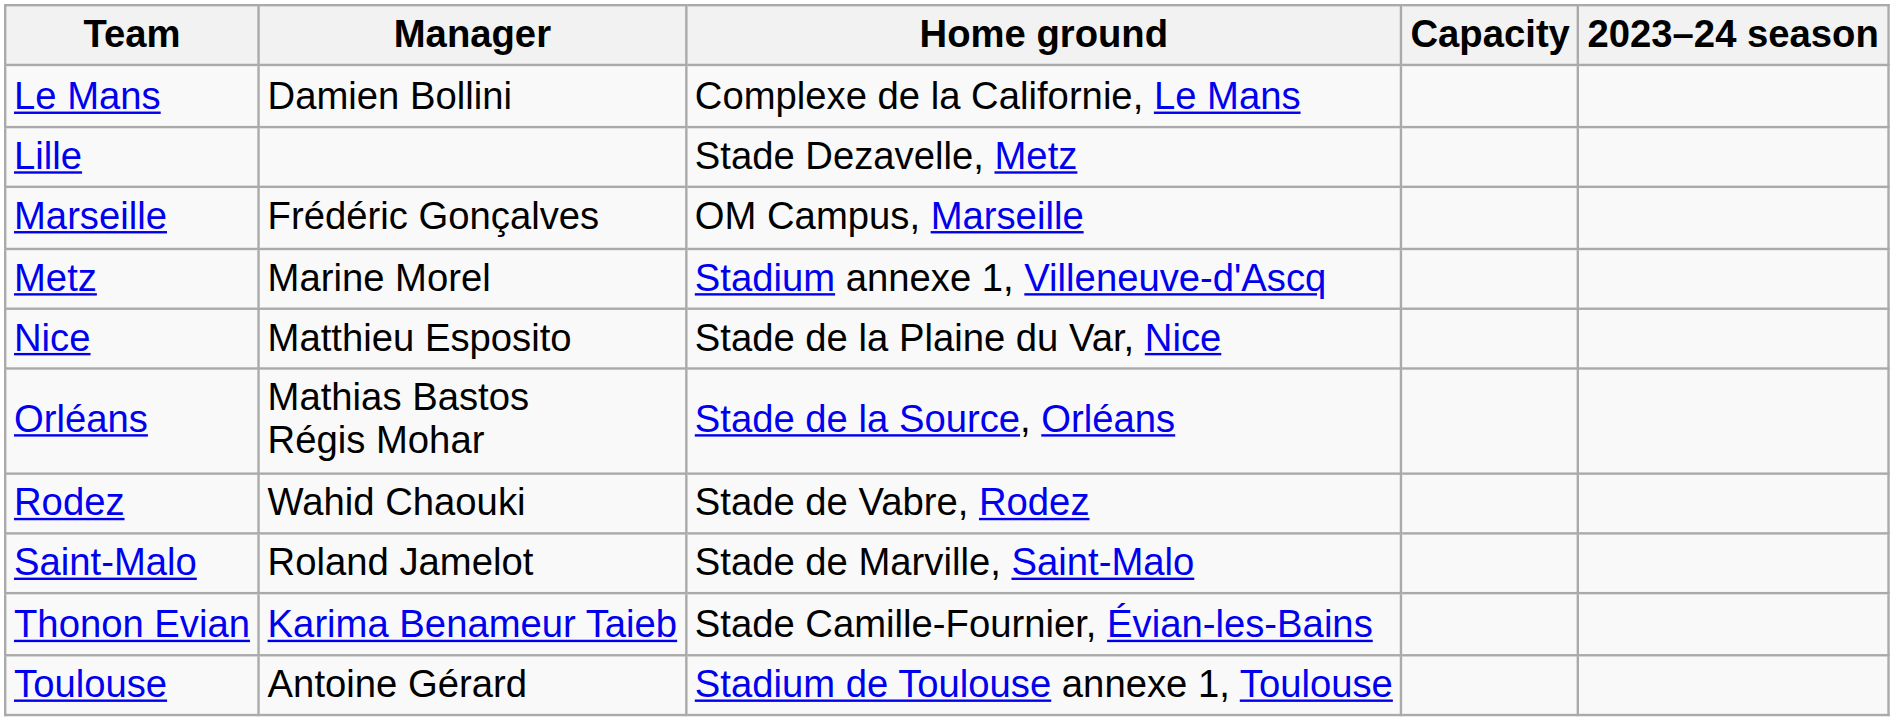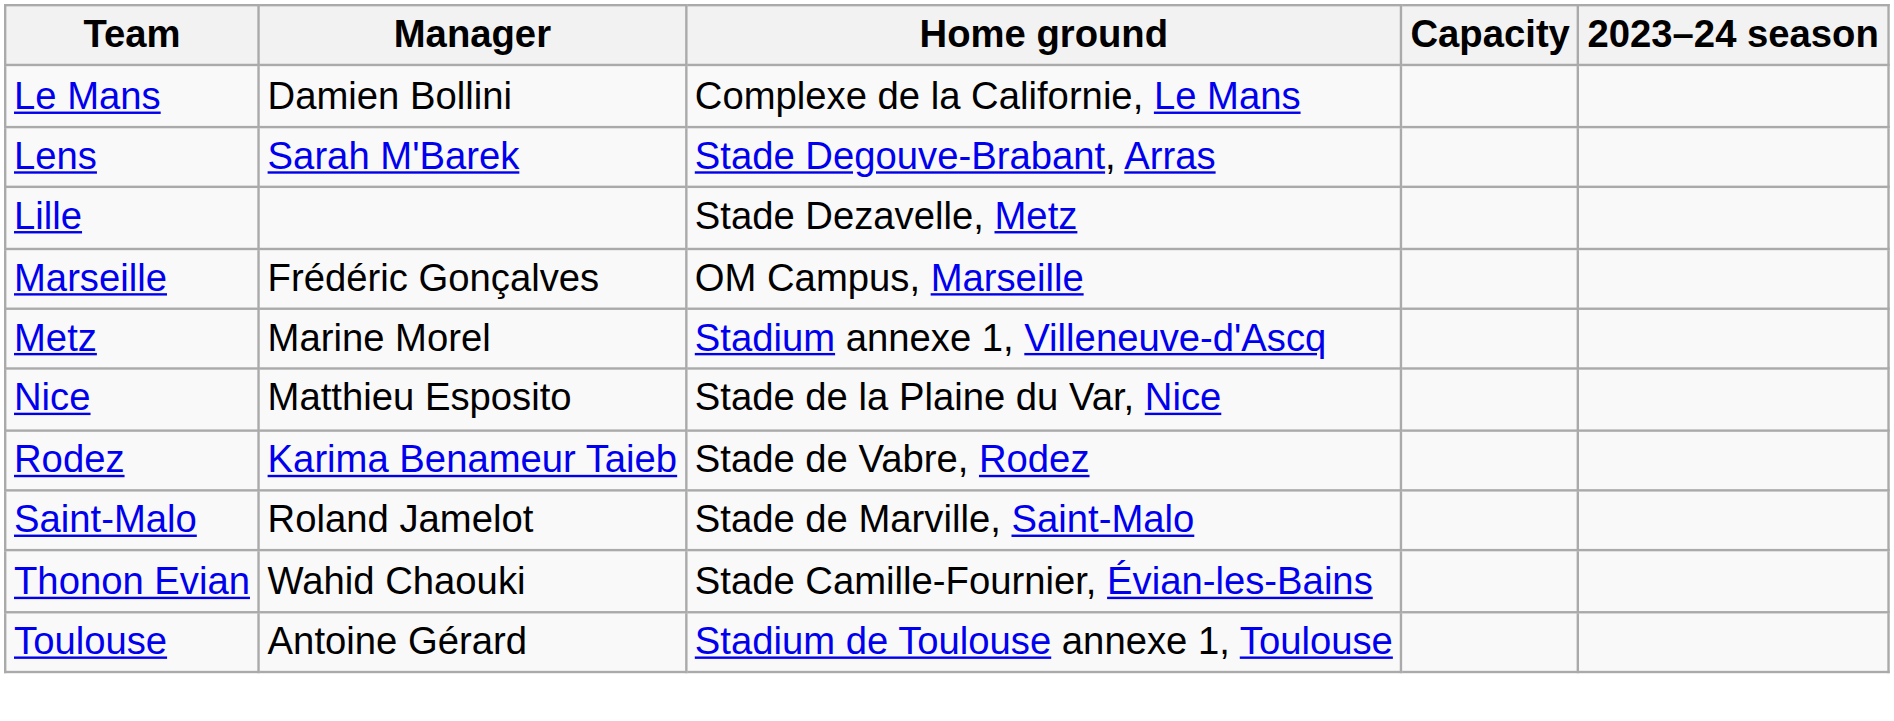+ row: (55, 156)
- row: (81, 420)
(397, 502) Wahid Chaouki -> (472, 459) Karima Benameur Taieb
(472, 623) Karima Benameur Taieb -> (397, 580) Wahid Chaouki
